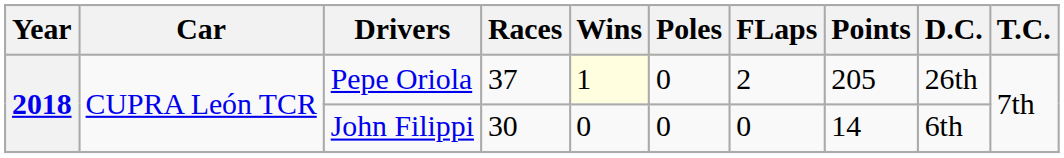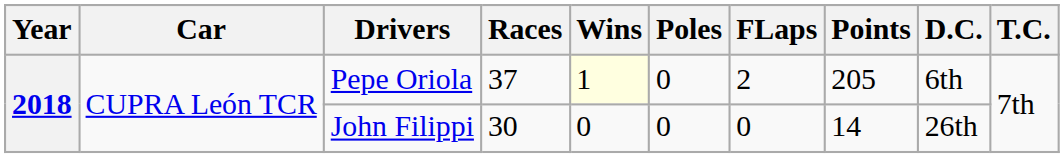(951, 78) 26th -> (944, 78) 6th
(944, 127) 6th -> (951, 127) 26th
